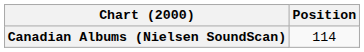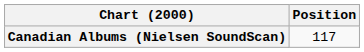(324, 37) 114 -> (324, 37) 117
